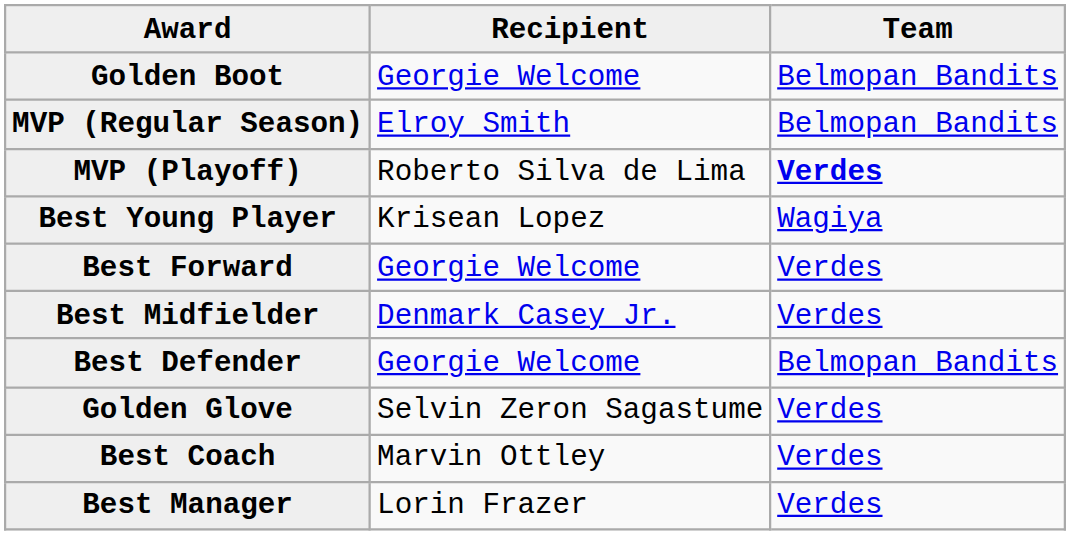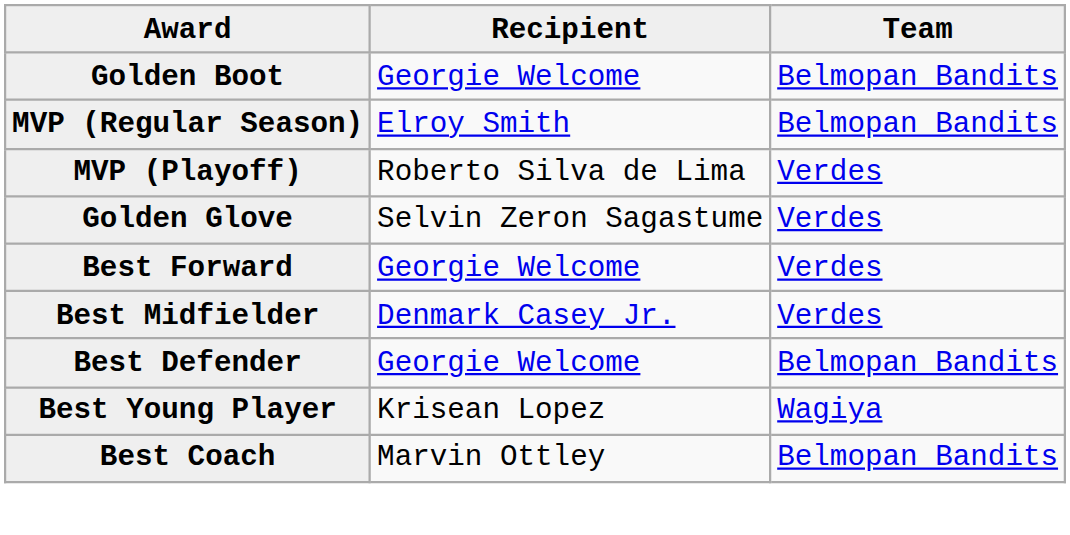(830, 172) bold -> (830, 172) normal
rows swapped: (188, 220) <-> (188, 410)
(830, 458) Verdes -> (918, 458) Belmopan Bandits
- row: (188, 506)
